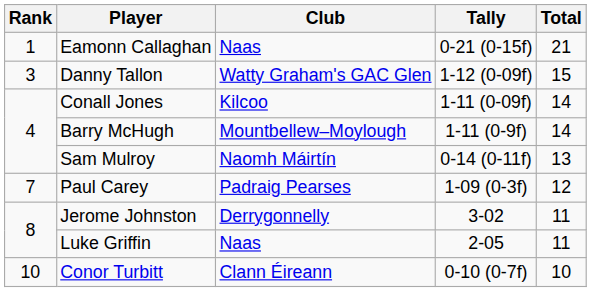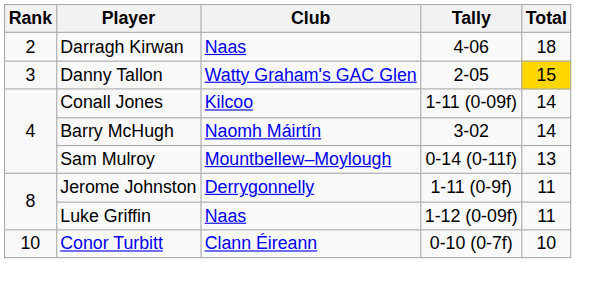- row: (136, 46)
+ row: (122, 46)
(486, 74) 1-12 (0-09f) -> (471, 74) 2-05
(561, 74) no background -> (546, 74) gold background
(313, 131) Mountbellew–Moylough -> (263, 131) Naomh Máirtín
(486, 131) 1-11 (0-9f) -> (471, 131) 3-02
(278, 159) Naomh Máirtín -> (298, 159) Mountbellew–Moylough
- row: (104, 187)
(486, 215) 3-02 -> (471, 187) 1-11 (0-9f)
(486, 243) 2-05 -> (471, 215) 1-12 (0-09f)
